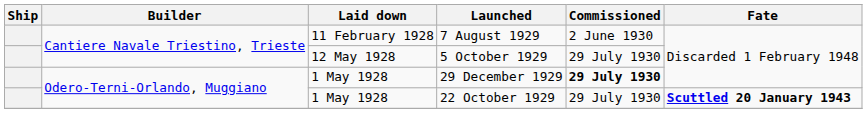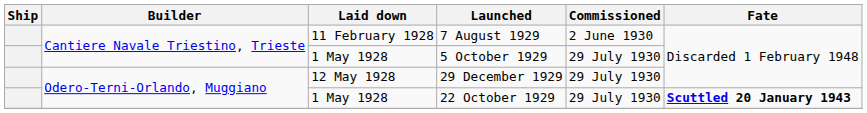(353, 56) 12 May 1928 -> (349, 56) 1 May 1928
(349, 77) 1 May 1928 -> (353, 77) 12 May 1928
(615, 77) bold -> (615, 77) normal
